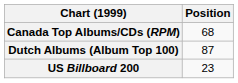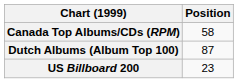(208, 31) 68 -> (208, 31) 58
